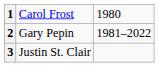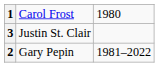rows swapped: (10, 33) <-> (10, 52)
